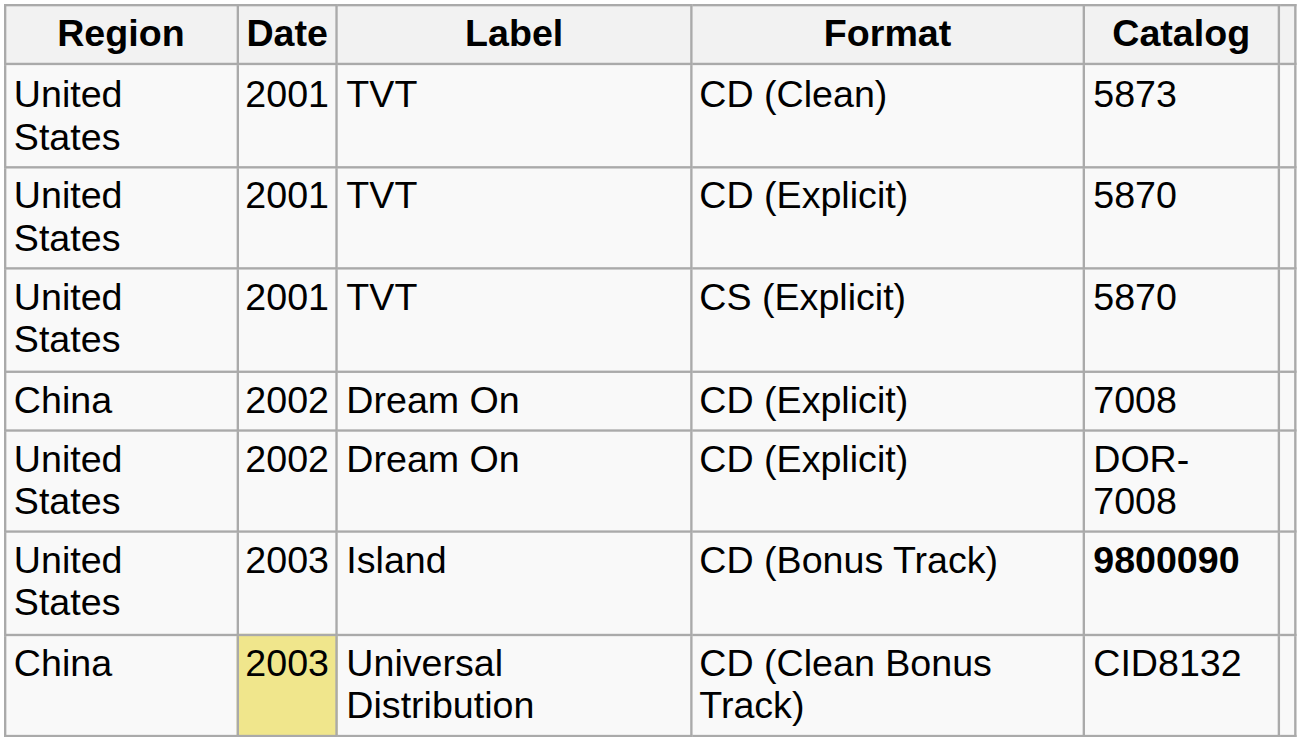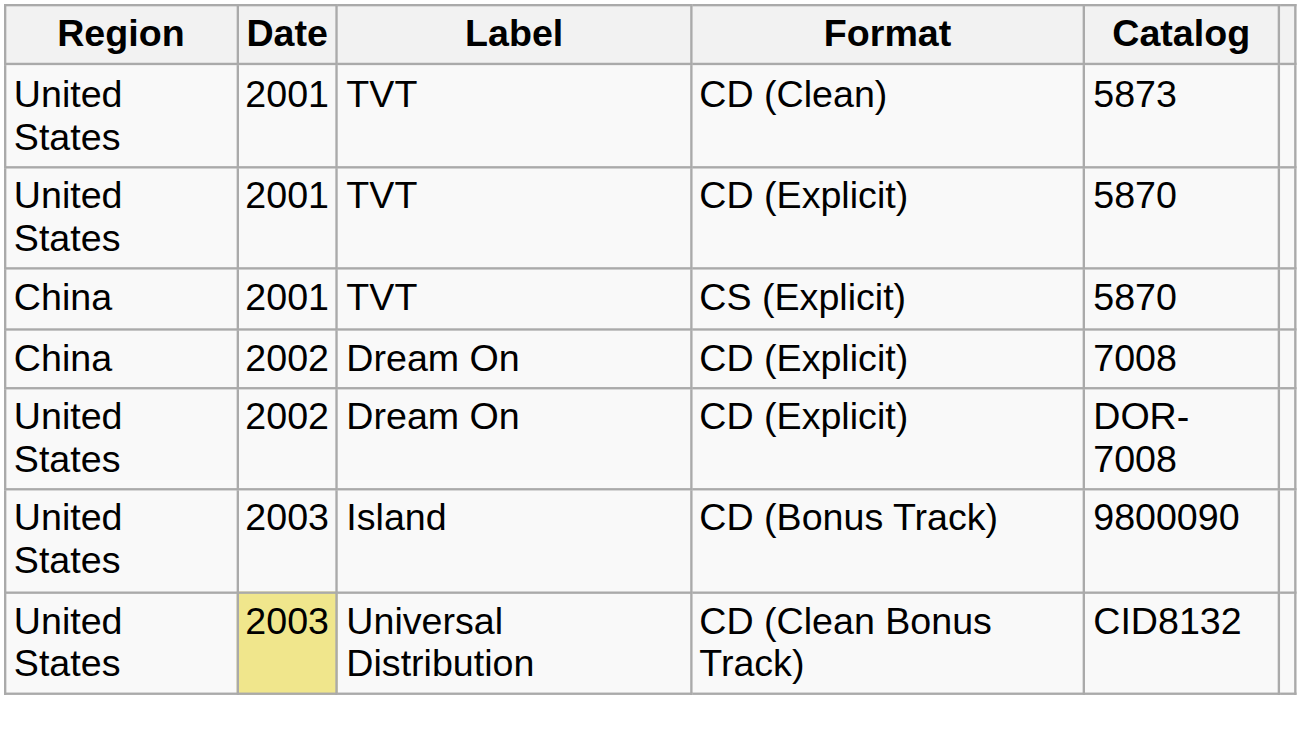(68, 318) United States -> (63, 297) China
(1166, 561) bold -> (1166, 519) normal
(63, 663) China -> (68, 642) United States
